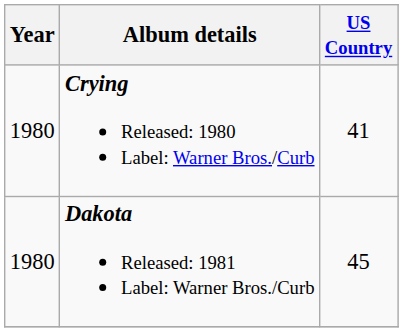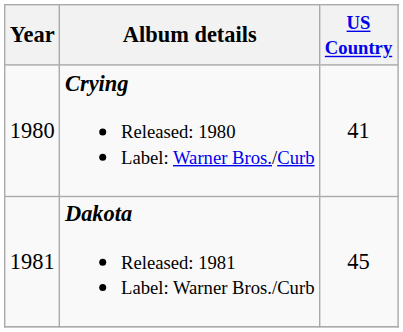(32, 261) 1980 -> (32, 261) 1981
